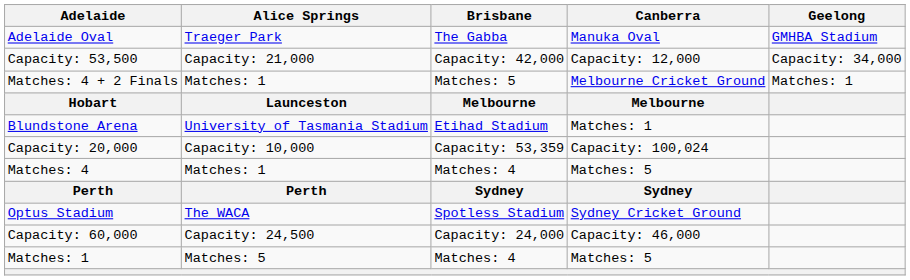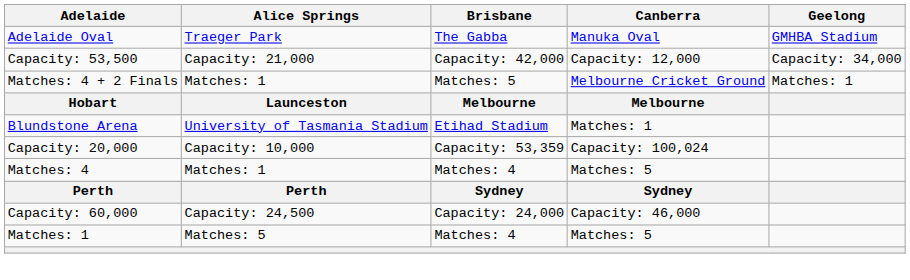- row: (60, 214)
